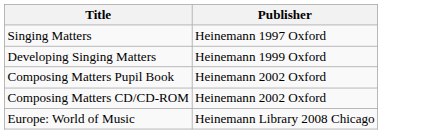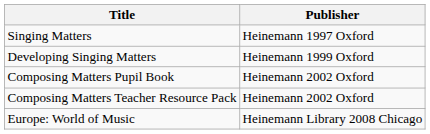- row: (98, 98)
+ row: (122, 98)
